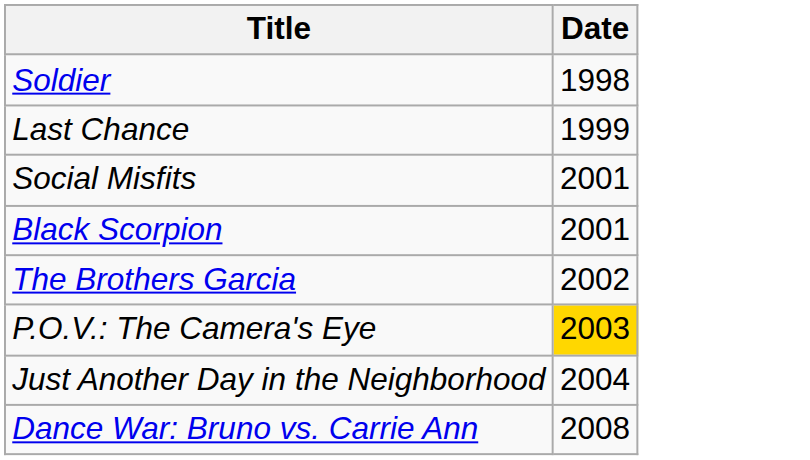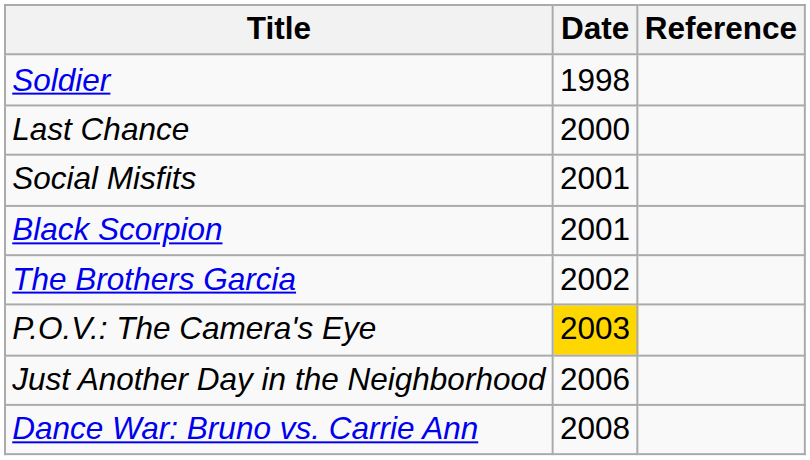+ column: (721, 29)
(595, 129) 1999 -> (595, 129) 2000
(595, 379) 2004 -> (595, 379) 2006
